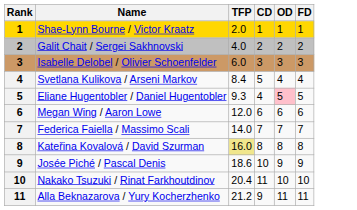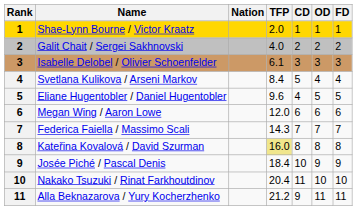+ column: (248, 12)
(239, 63) 6.0 -> (276, 63) 6.1
(239, 96) 9.3 -> (276, 96) 9.6
(280, 96) pink background -> (318, 96) no background
(242, 130) 14.0 -> (279, 130) 14.3
(242, 163) 18.6 -> (279, 163) 18.4
